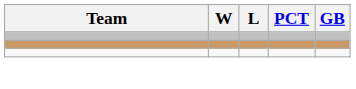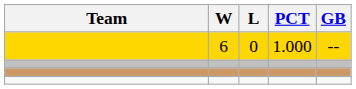+ row: (224, 45)
